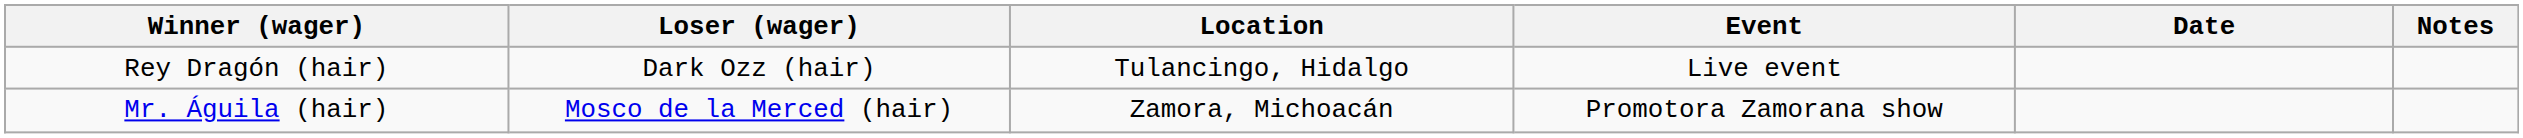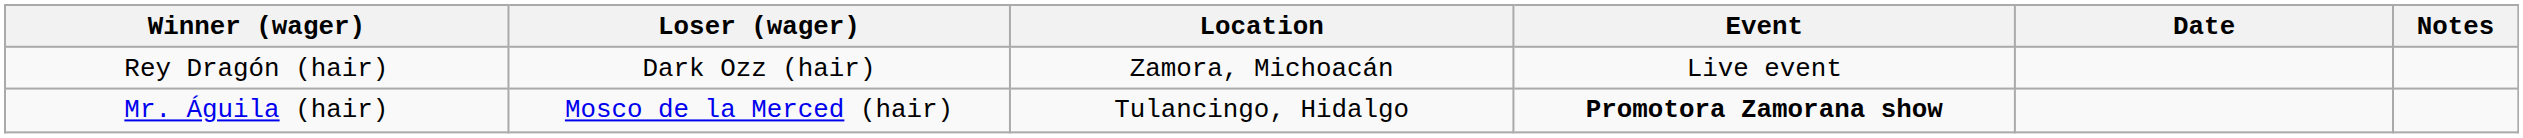(1262, 68) Tulancingo, Hidalgo -> (1262, 68) Zamora, Michoacán
(1262, 110) Zamora, Michoacán -> (1262, 110) Tulancingo, Hidalgo
(1764, 110) normal -> (1764, 110) bold
